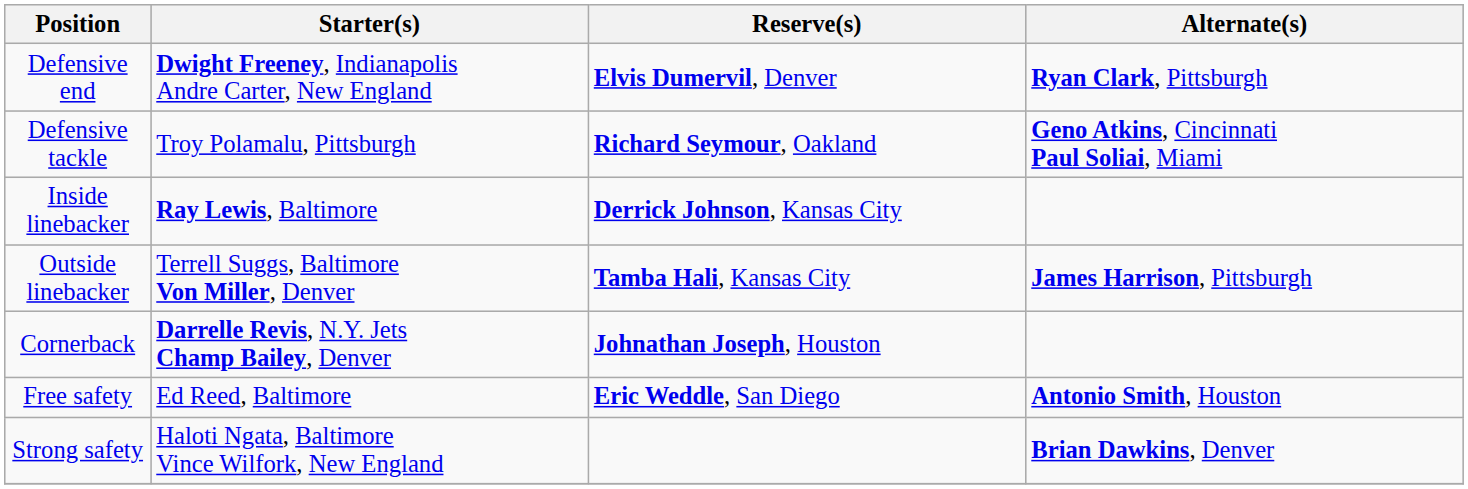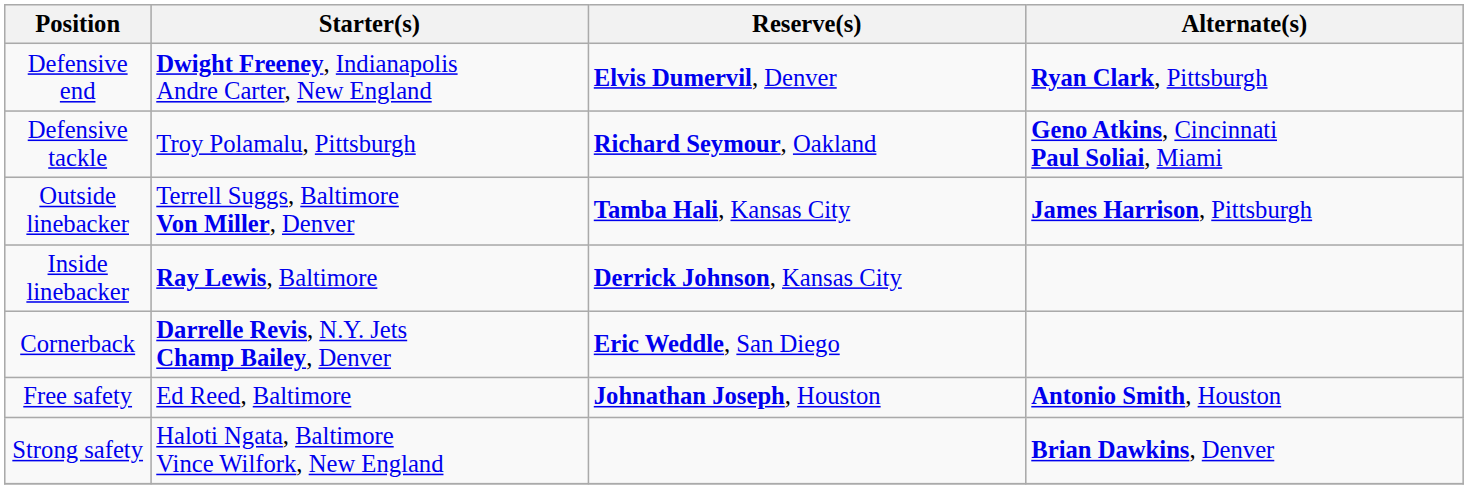rows swapped: (78, 277) <-> (78, 210)
(737, 344) Johnathan Joseph, Houston -> (717, 344) Eric Weddle, San Diego
(717, 397) Eric Weddle, San Diego -> (737, 397) Johnathan Joseph, Houston
